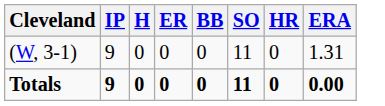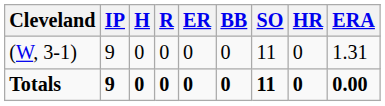+ column: (167, 20)
